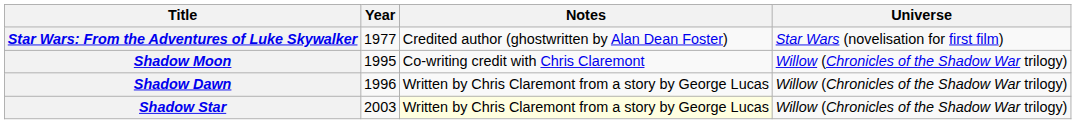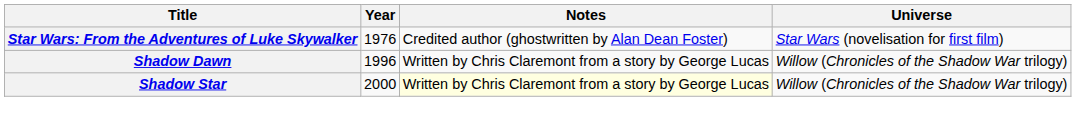(380, 38) 1977 -> (380, 38) 1976
- row: (183, 61)
(380, 107) 2003 -> (380, 84) 2000
